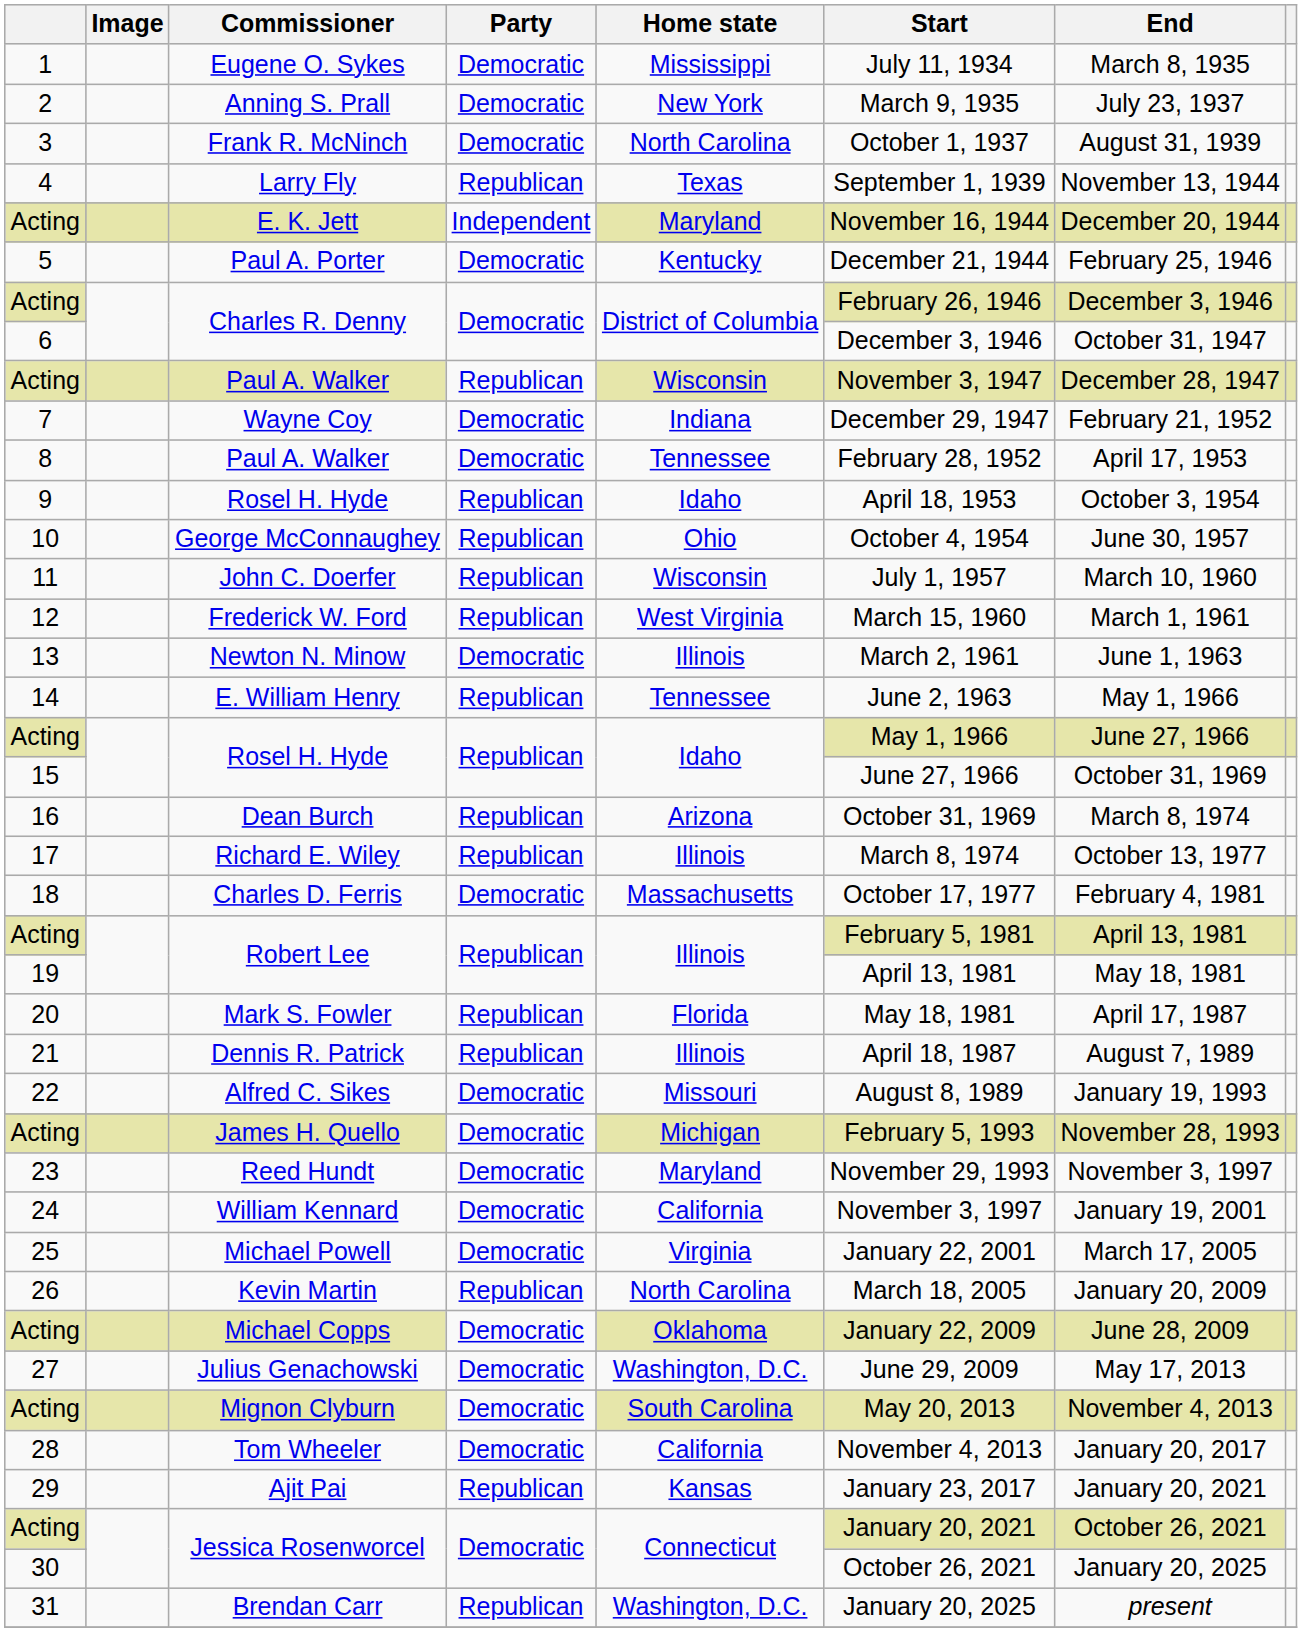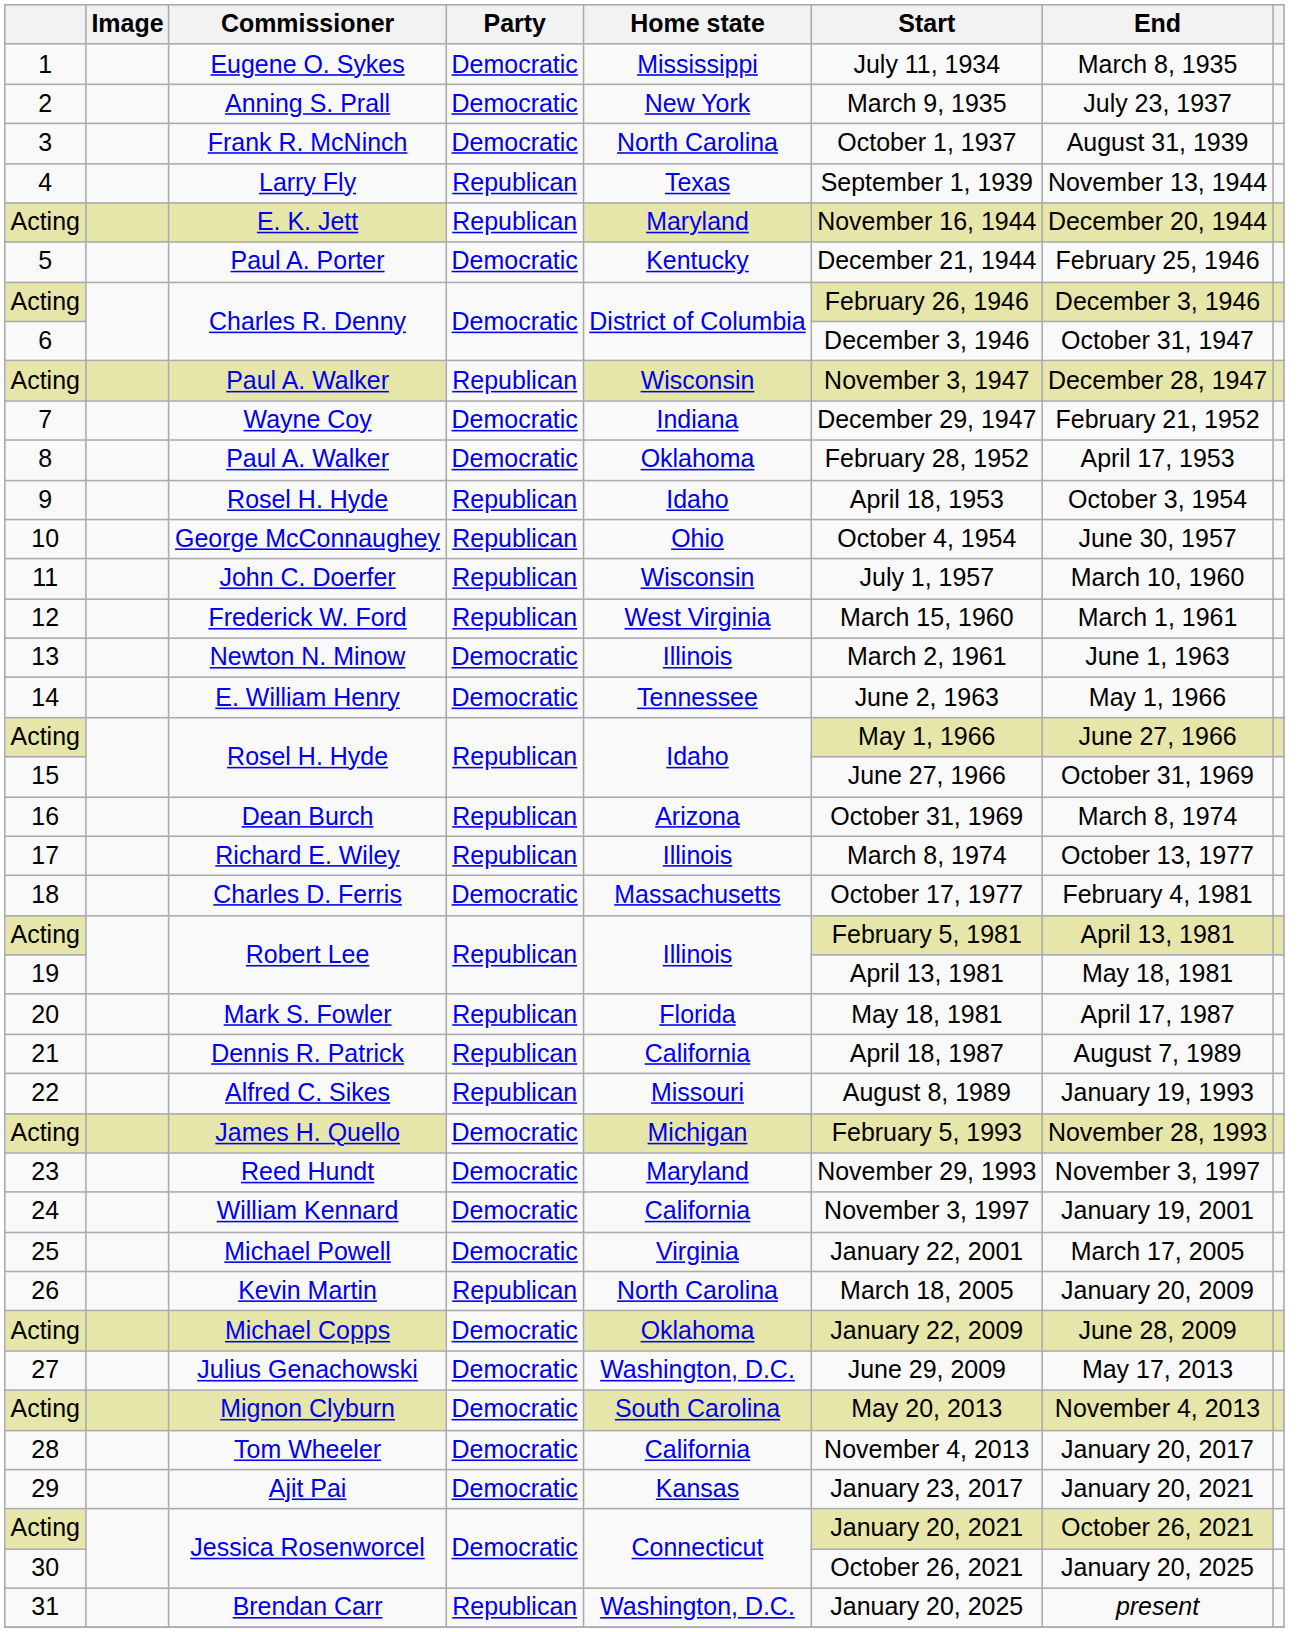(521, 222) Independent -> (515, 222) Republican
(710, 459) Tennessee -> (698, 459) Oklahoma
(521, 697) Republican -> (515, 697) Democratic
(710, 1053) Illinois -> (697, 1053) California
(521, 1093) Democratic -> (515, 1093) Republican
(521, 1488) Republican -> (515, 1488) Democratic
